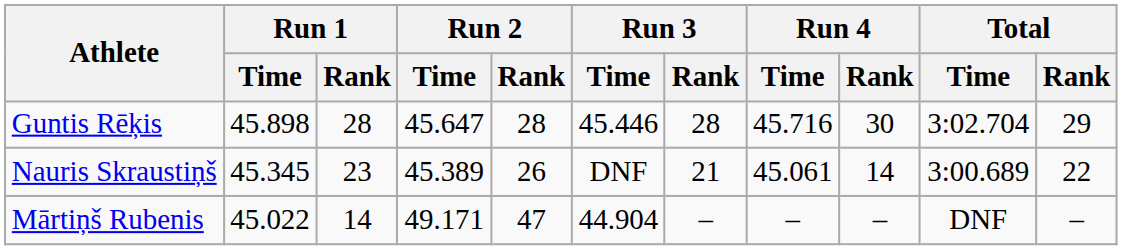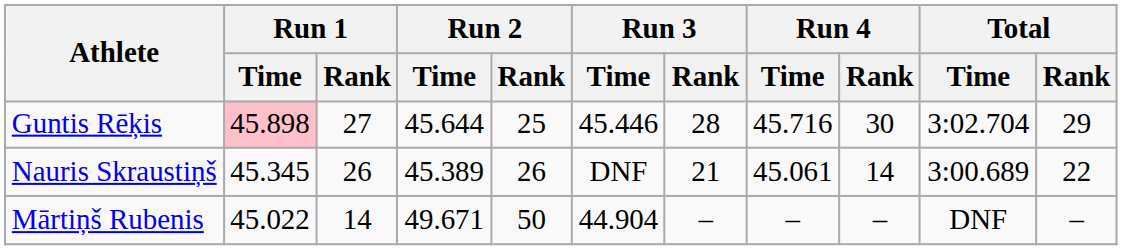(270, 124) no background -> (270, 124) pink background
(357, 124) 28 -> (357, 124) 27
(444, 124) 45.647 -> (444, 124) 45.644
(531, 124) 28 -> (531, 124) 25
(357, 171) 23 -> (357, 171) 26
(444, 219) 49.171 -> (444, 219) 49.671
(531, 219) 47 -> (531, 219) 50
